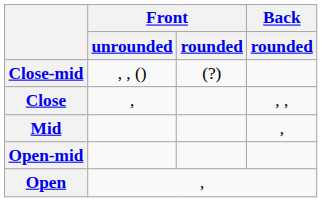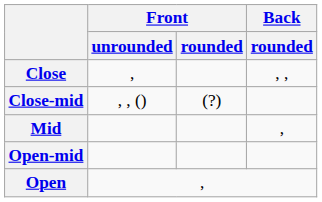rows swapped: (46, 100) <-> (46, 73)
